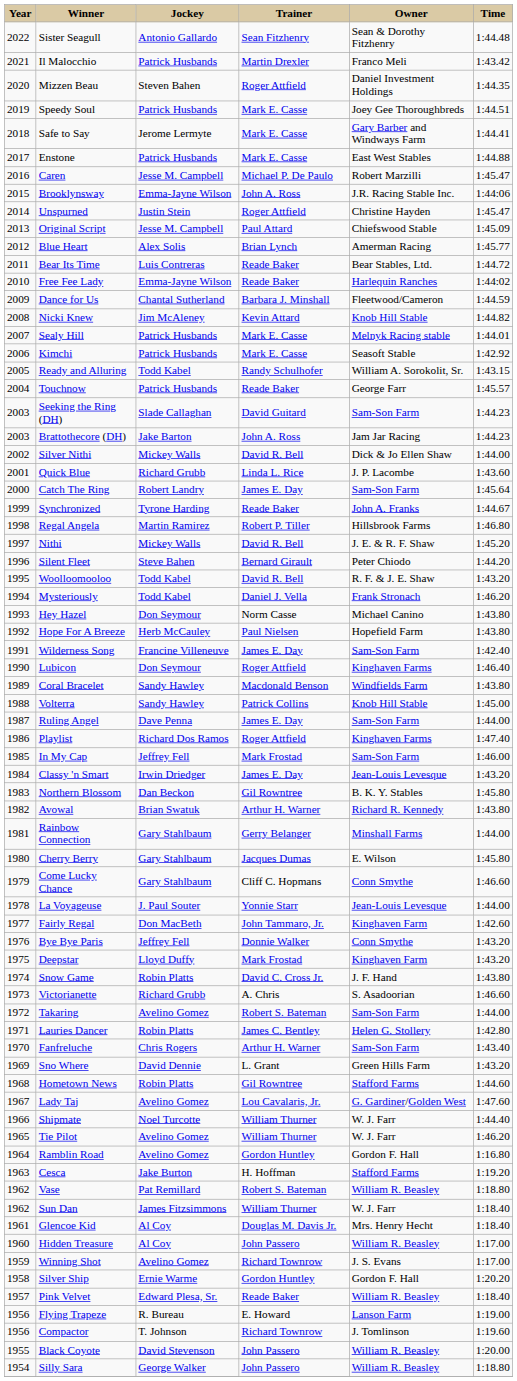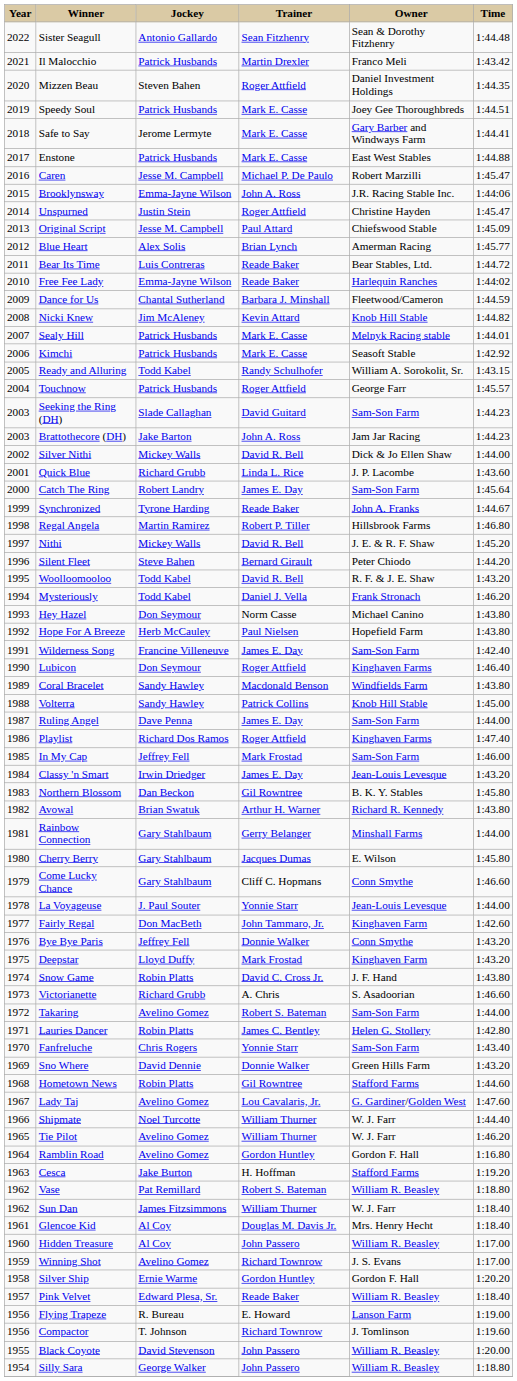(270, 388) Reade Baker -> (274, 388) Roger Attfield
(281, 1048) Arthur H. Warner -> (270, 1048) Yonnie Starr
(260, 1065) L. Grant -> (275, 1065) Donnie Walker
